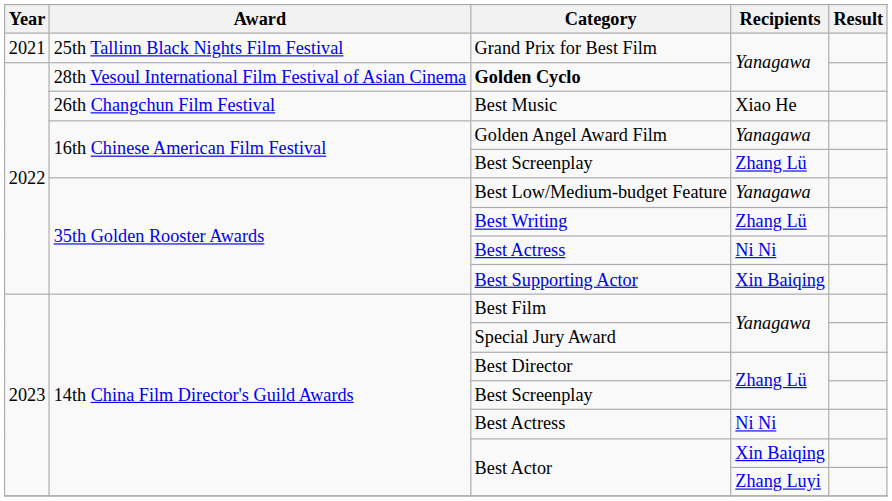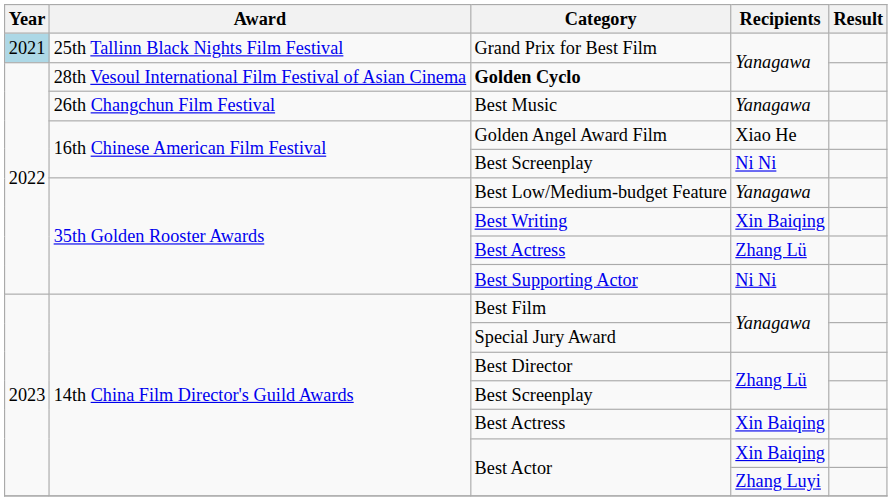(27, 47) no background -> (27, 47) lightblue background
(766, 105) Xiao He -> (773, 105) Yanagawa
(773, 134) Yanagawa -> (766, 134) Xiao He
(771, 163) Zhang Lü -> (756, 163) Ni Ni
(771, 221) Zhang Lü -> (780, 221) Xin Baiqing
(756, 250) Ni Ni -> (771, 250) Zhang Lü
(780, 279) Xin Baiqing -> (756, 279) Ni Ni
(756, 423) Ni Ni -> (780, 423) Xin Baiqing
